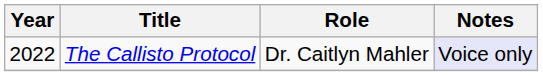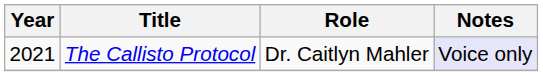(32, 53) 2022 -> (32, 53) 2021
